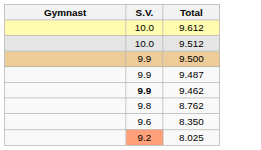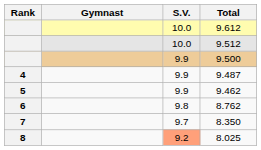+ column: (23, 12)
(144, 91) bold -> (182, 91) normal
(144, 122) 9.6 -> (182, 122) 9.7
